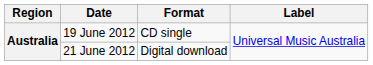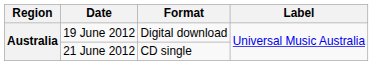(166, 32) CD single -> (184, 32) Digital download
(184, 51) Digital download -> (166, 51) CD single
